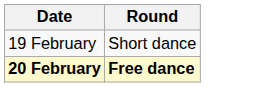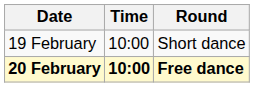+ column: (129, 17)
